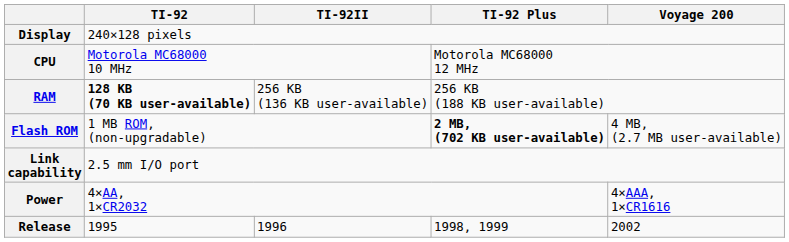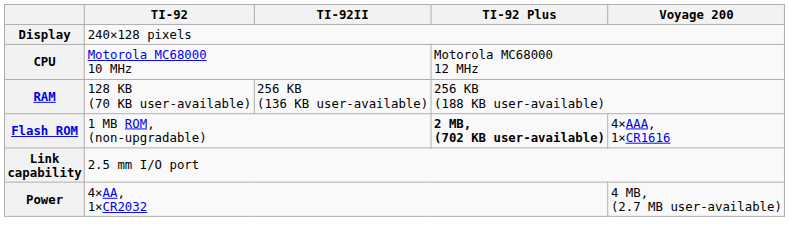(169, 96) bold -> (169, 96) normal
(696, 131) 4 MB, (2.7 MB user-available) -> (641, 131) 4×AAA, 1×CR1616
(641, 199) 4×AAA, 1×CR1616 -> (696, 199) 4 MB, (2.7 MB user-available)
- row: (45, 227)
